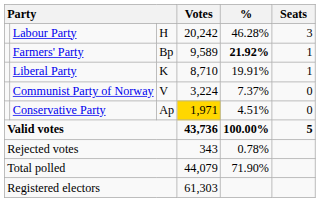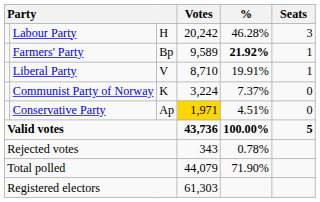(164, 71) K -> (164, 71) V
(164, 91) V -> (164, 91) K
